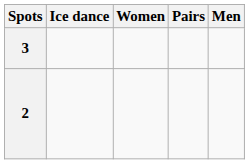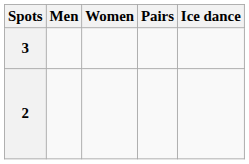columns swapped: (226, 16) <-> (79, 16)
